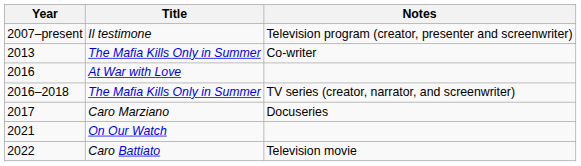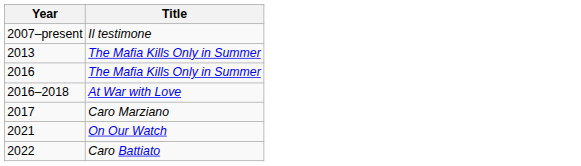- column: (419, 14)
(135, 72) At War with Love -> (175, 72) The Mafia Kills Only in Summer
(175, 92) The Mafia Kills Only in Summer -> (135, 92) At War with Love
